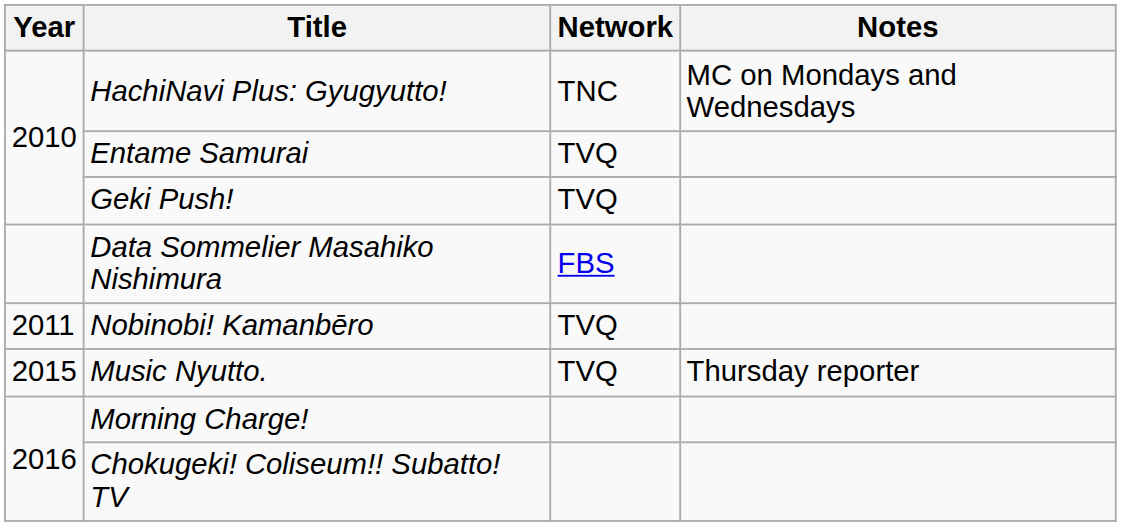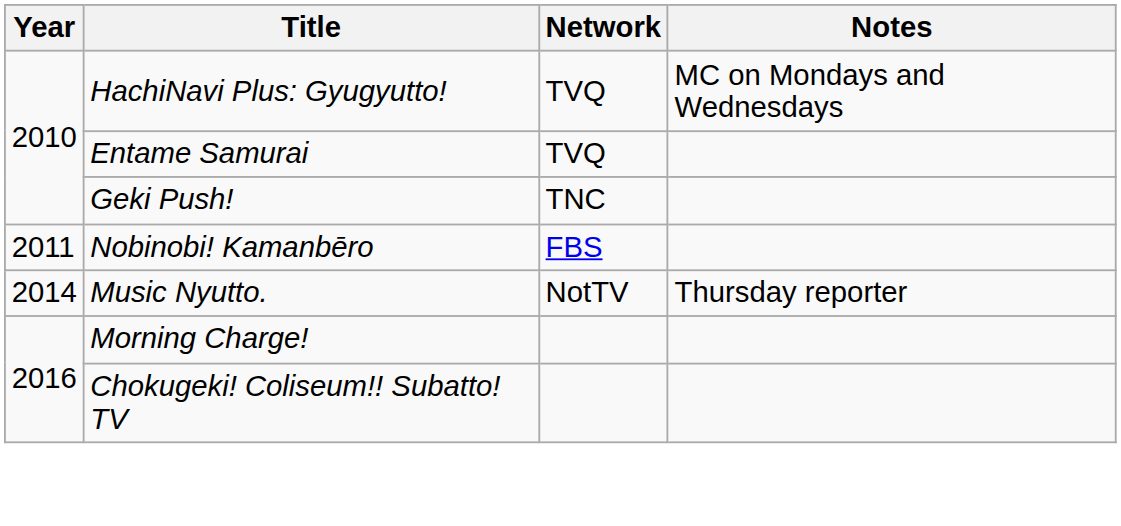(588, 90) TNC -> (576, 90) TVQ
(588, 199) TVQ -> (576, 199) TNC
- row: (262, 262)
(588, 325) TVQ -> (574, 246) FBS
(44, 372) 2015 -> (44, 292) 2014
(588, 372) TVQ -> (587, 292) NotTV
